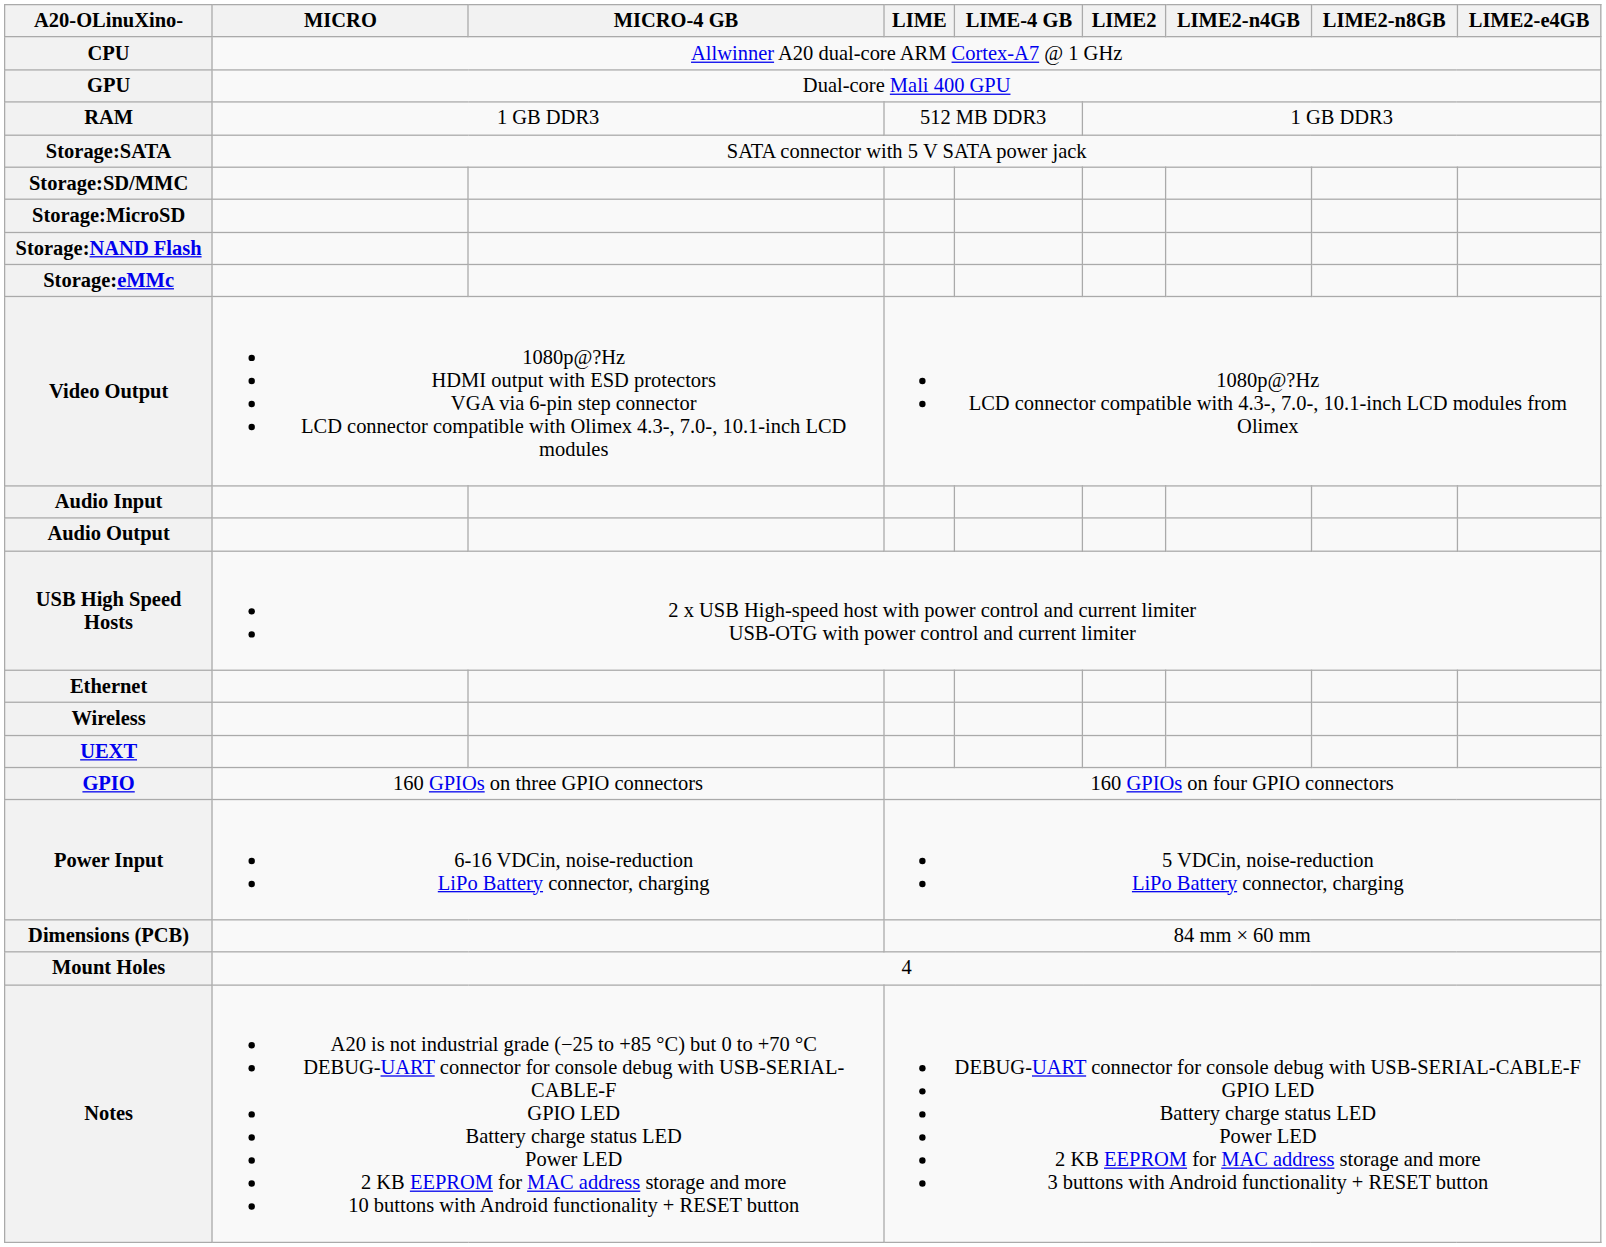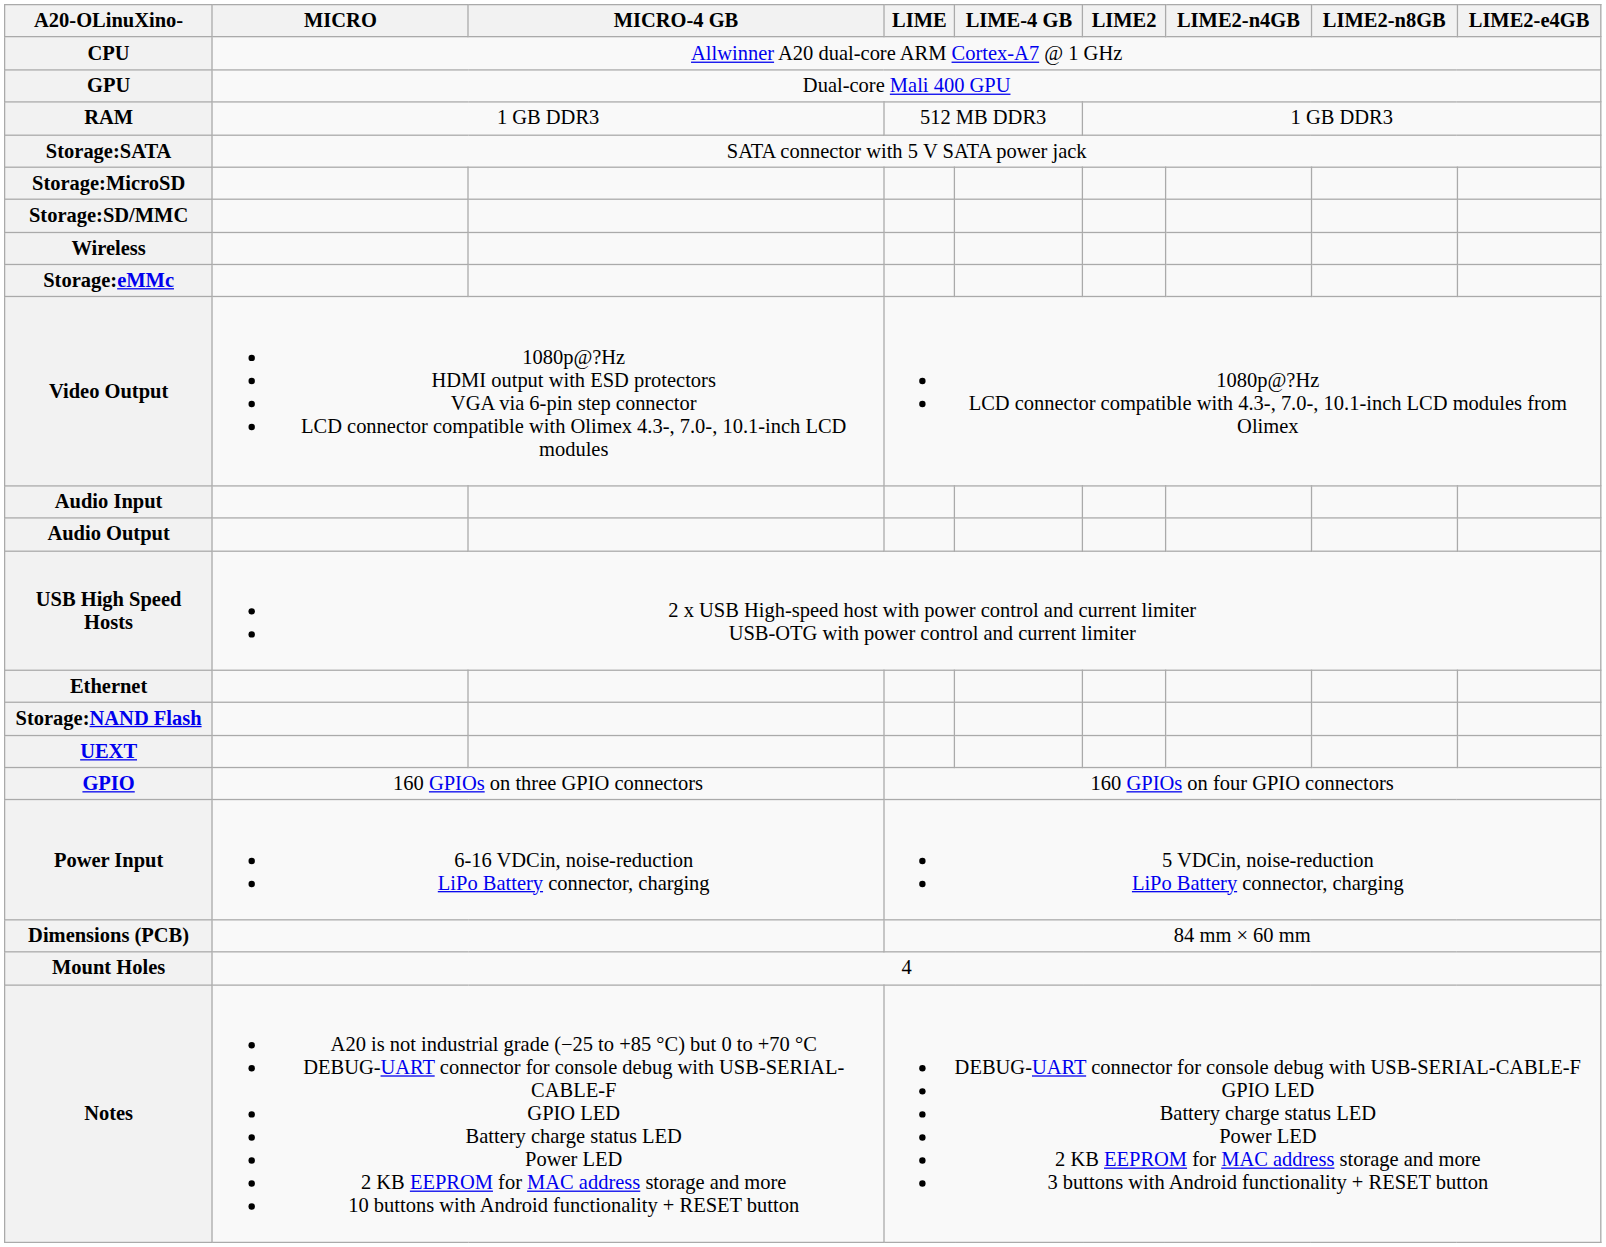rows swapped: (109, 215) <-> (109, 183)
rows swapped: (109, 248) <-> (109, 718)
